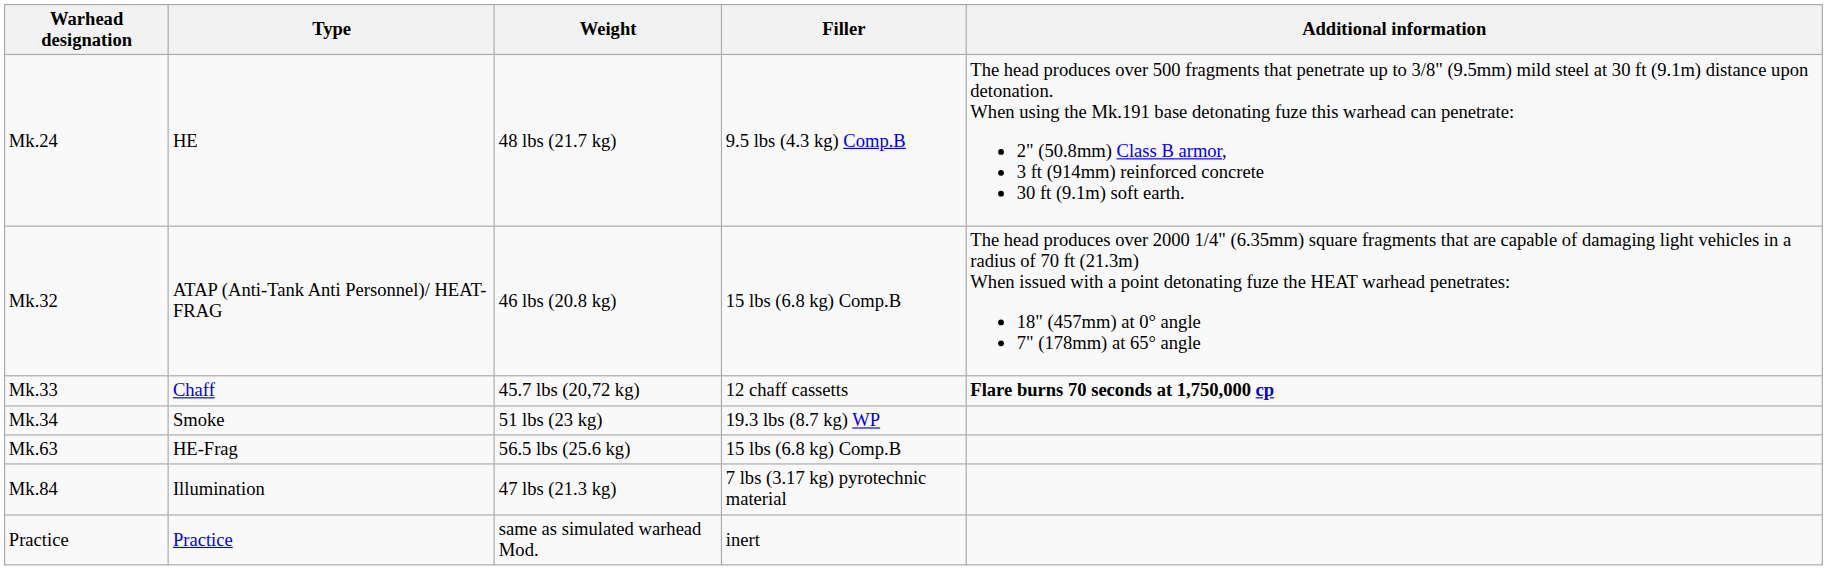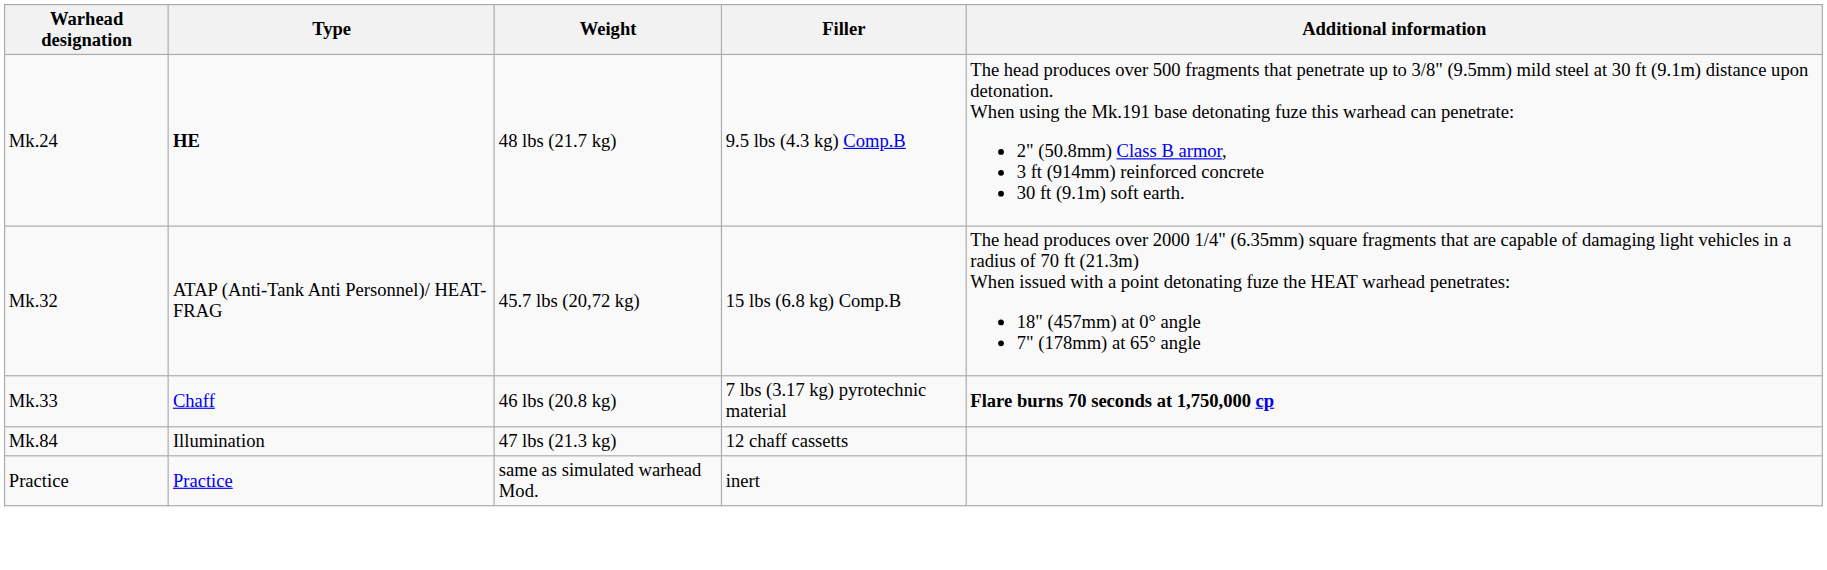(185, 140) normal -> (186, 140) bold
(558, 300) 46 lbs (20.8 kg) -> (569, 300) 45.7 lbs (20,72 kg)
(569, 390) 45.7 lbs (20,72 kg) -> (558, 401) 46 lbs (20.8 kg)
(787, 390) 12 chaff cassetts -> (826, 401) 7 lbs (3.17 kg) pyrotechnic material
- row: (33, 419)
- row: (33, 449)
(826, 489) 7 lbs (3.17 kg) pyrotechnic material -> (787, 440) 12 chaff cassetts
